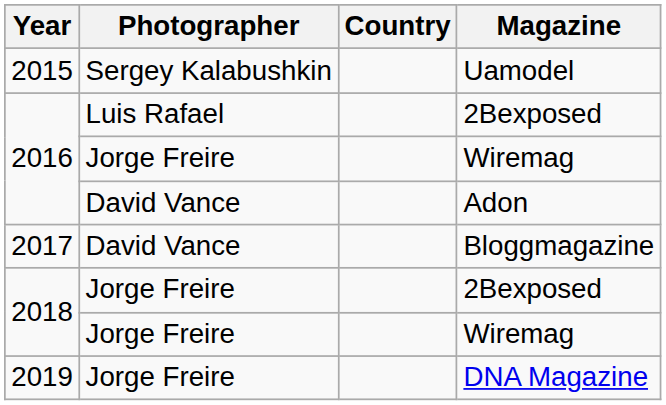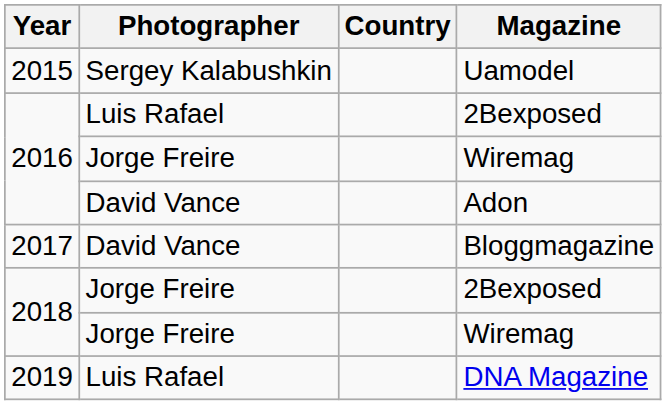(160, 377) Jorge Freire -> (155, 377) Luis Rafael
